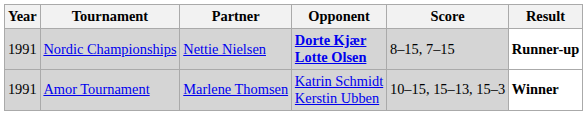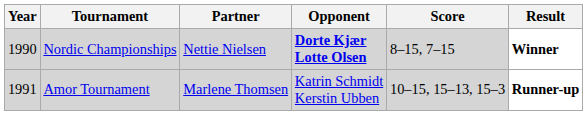(22, 49) 1991 -> (22, 49) 1990
(546, 49) Runner-up -> (535, 49) Winner
(535, 89) Winner -> (546, 89) Runner-up
